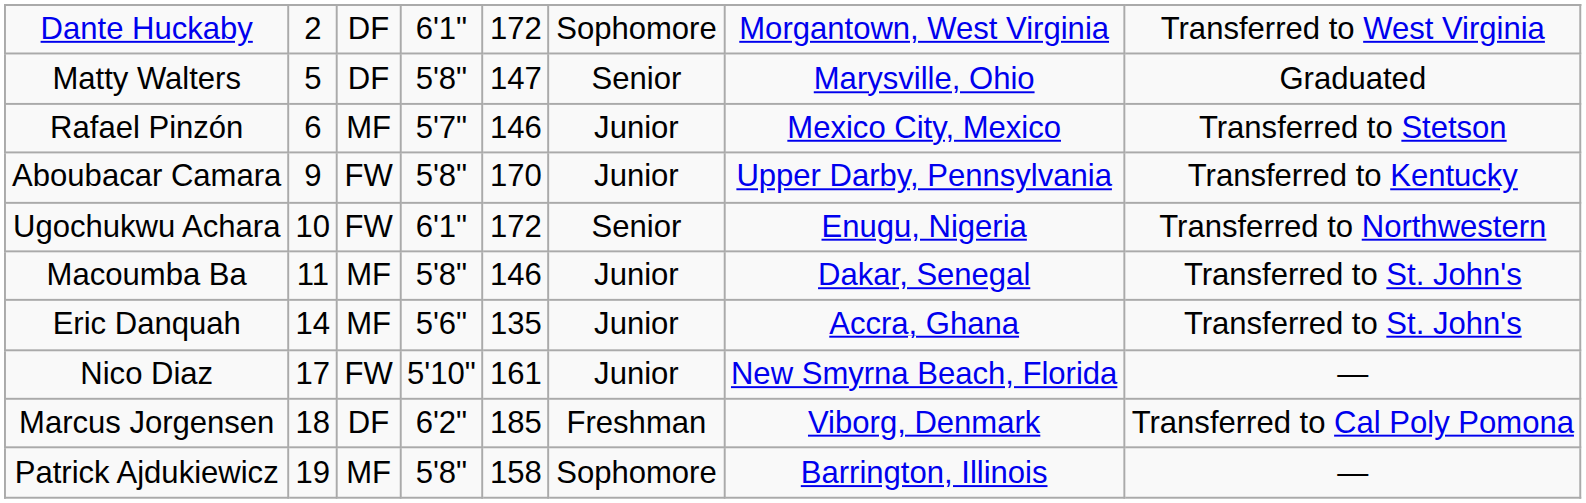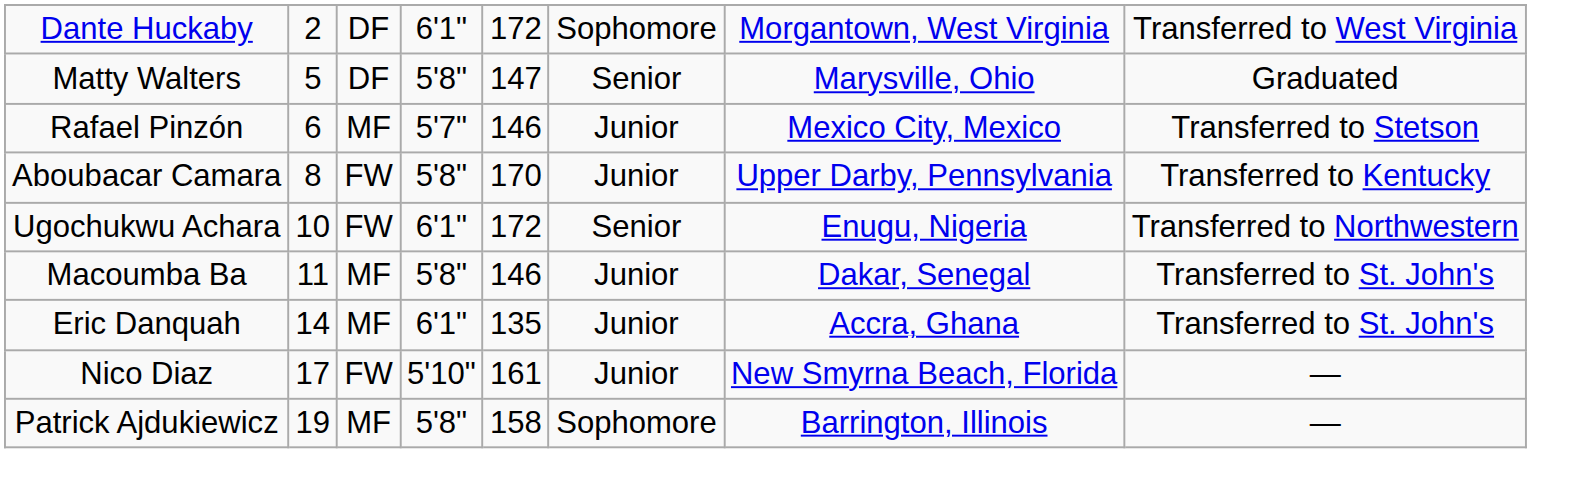(313, 176) 9 -> (313, 176) 8
(441, 324) 5'6" -> (441, 324) 6'1"
- row: (147, 422)
